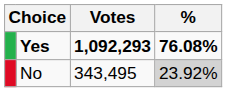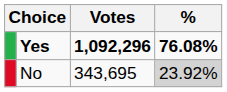(113, 45) 1,092,293 -> (113, 45) 1,092,296
(105, 73) 343,495 -> (105, 73) 343,695
